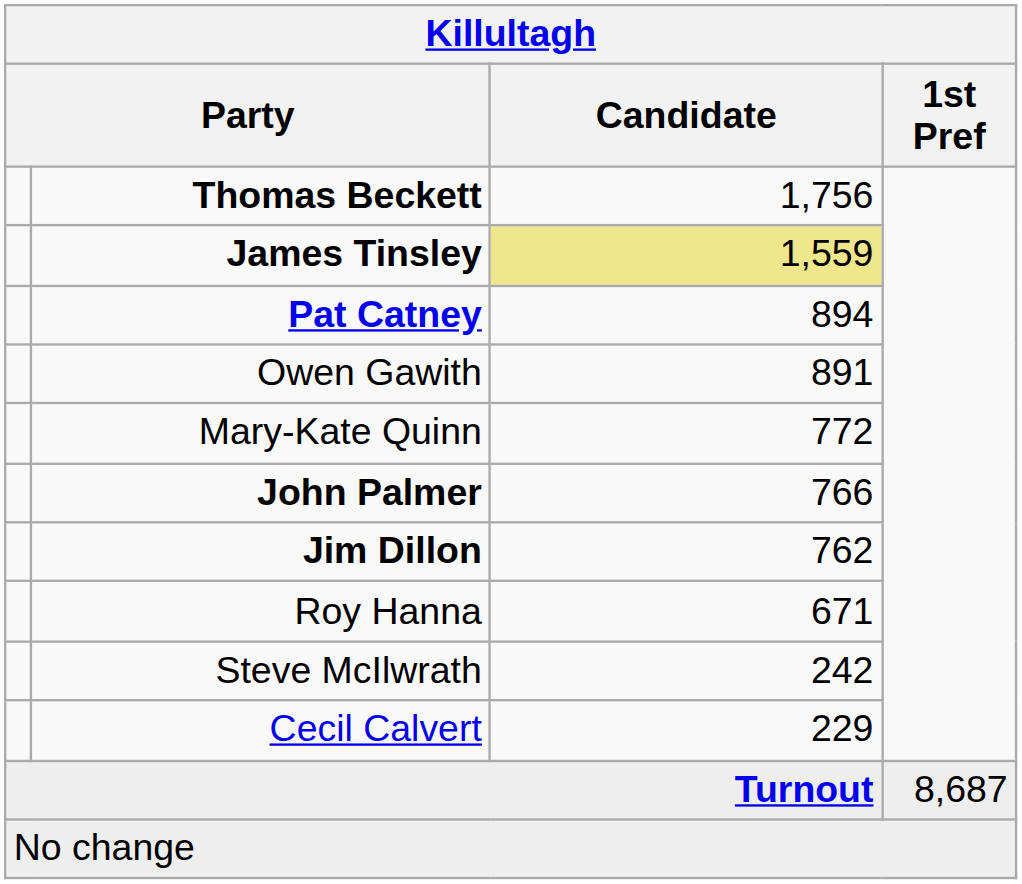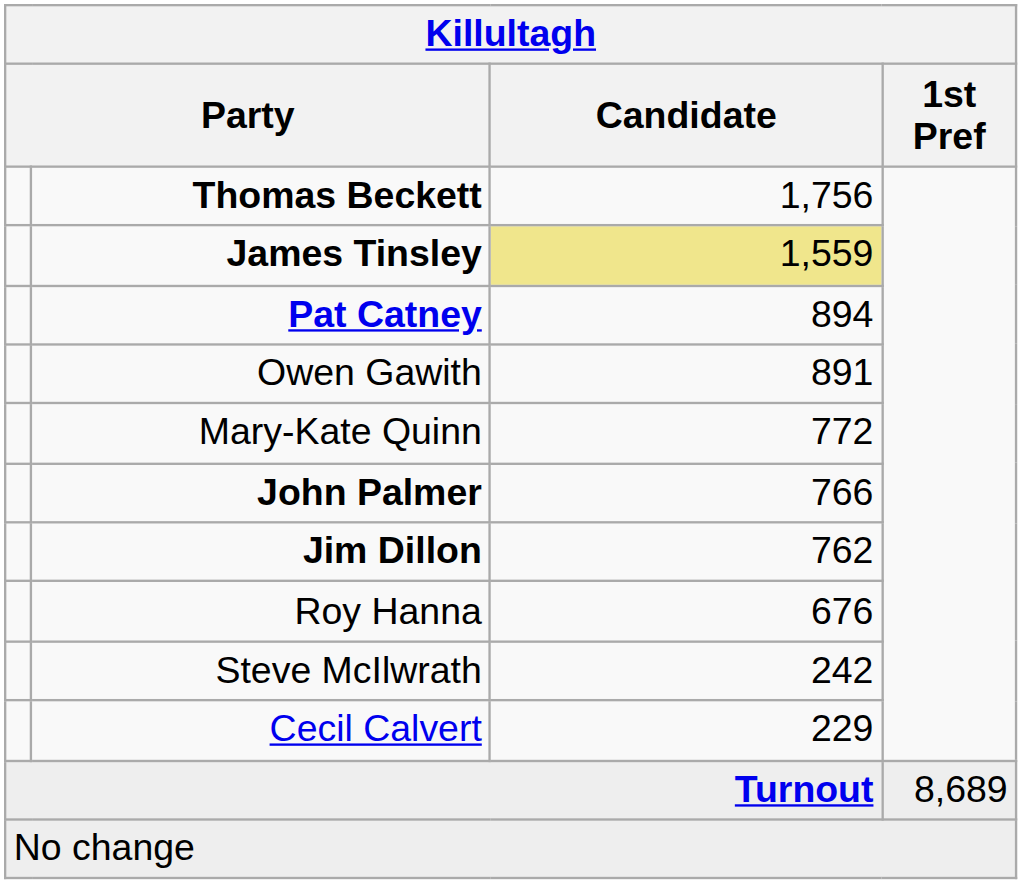(842, 610) 671 -> (842, 610) 676
(961, 788) 8,687 -> (961, 788) 8,689
